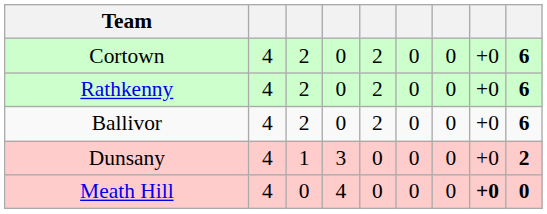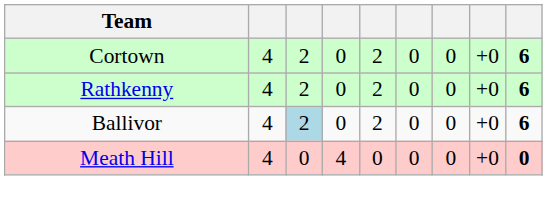(304, 123) no background -> (304, 123) lightblue background
- row: (127, 157)
(487, 191) bold -> (487, 157) normal
